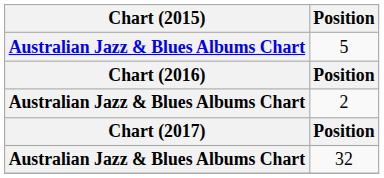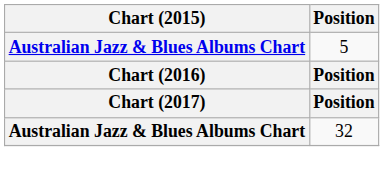- row: (344, 103)
